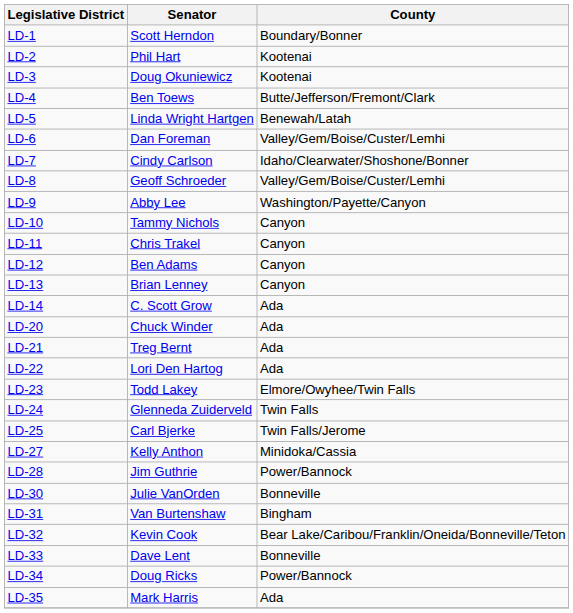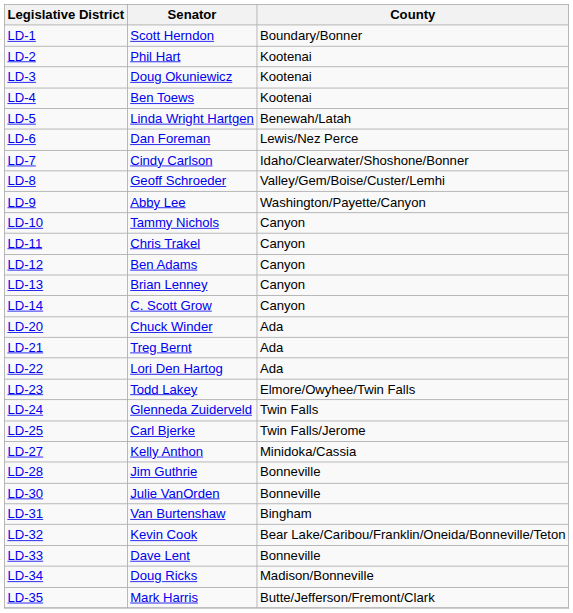(347, 98) Butte/Jefferson/Fremont/Clark -> (286, 98) Kootenai
(352, 139) Valley/Gem/Boise/Custer/Lemhi -> (309, 139) Lewis/Nez Perce
(272, 306) Ada -> (283, 306) Canyon
(306, 472) Power/Bannock -> (290, 472) Bonneville
(306, 576) Power/Bannock -> (317, 576) Madison/Bonneville
(272, 597) Ada -> (347, 597) Butte/Jefferson/Fremont/Clark
